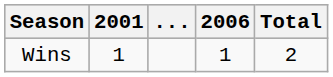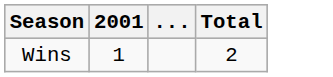- column: (225, 22)
